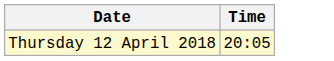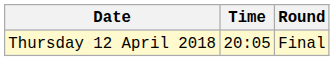+ column: (302, 17)
